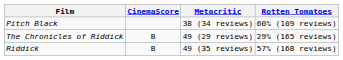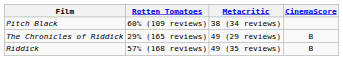columns swapped: (297, 11) <-> (153, 11)
